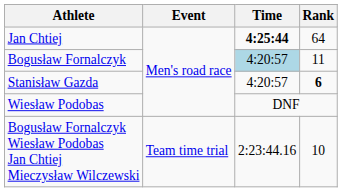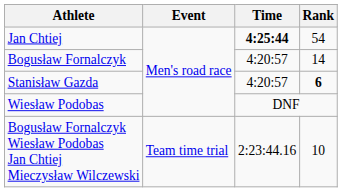(318, 38) 64 -> (318, 38) 54
(267, 60) lightblue background -> (267, 60) no background
(318, 60) 11 -> (318, 60) 14
